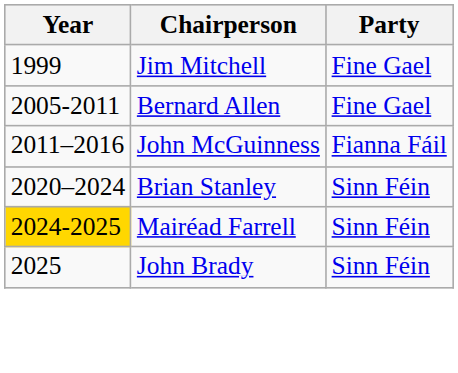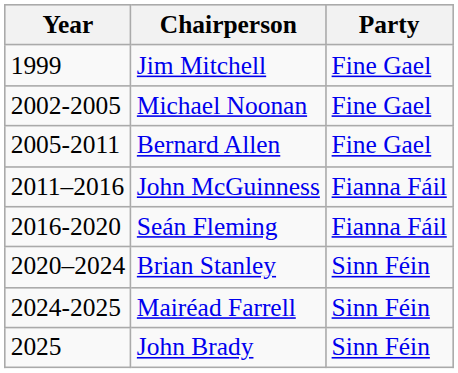+ row: (222, 105)
+ row: (207, 226)
(66, 226) gold background -> (66, 307) no background
